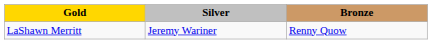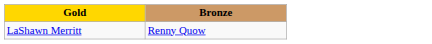- column: (216, 13)
